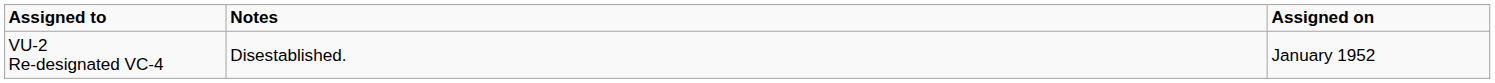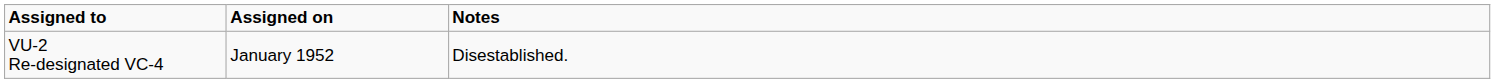columns swapped: (1323, 18) <-> (254, 18)
